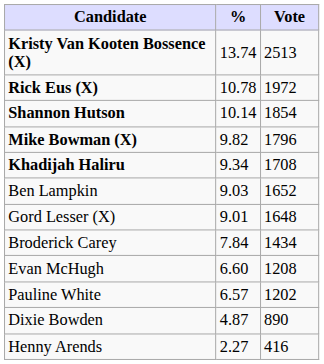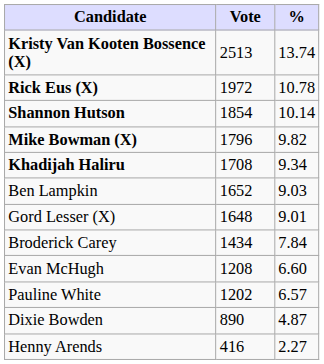columns swapped: (290, 17) <-> (238, 17)
